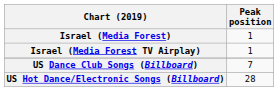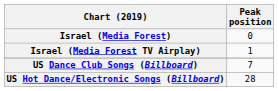(250, 36) 1 -> (250, 36) 0
